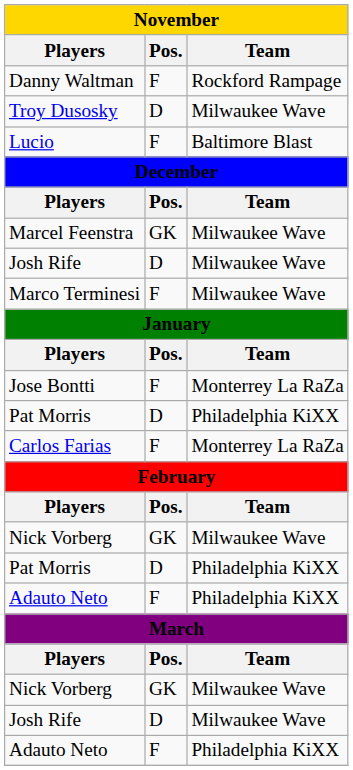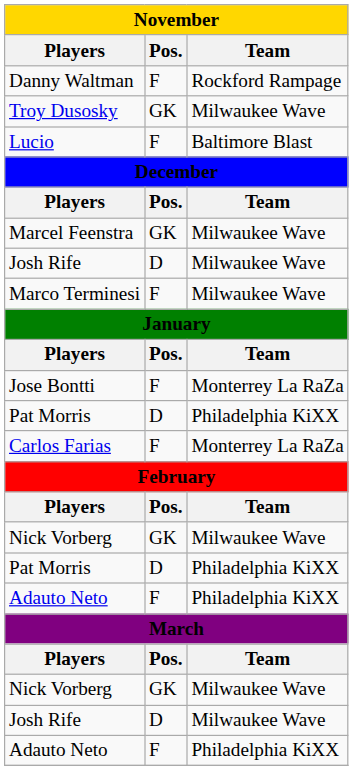(156, 111) D -> (163, 111) GK
